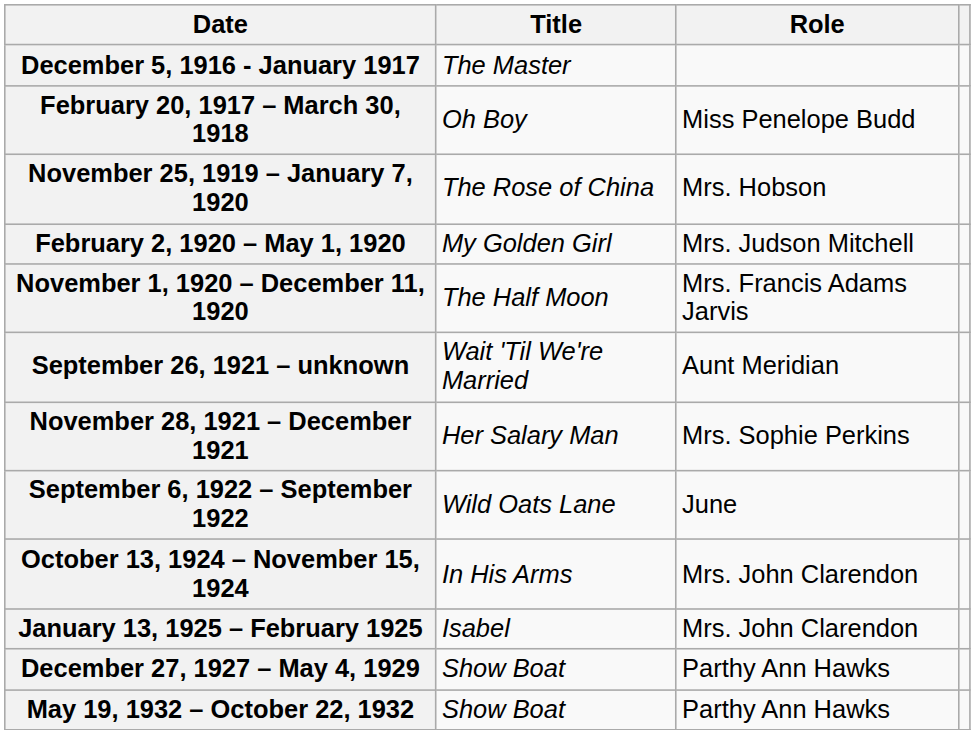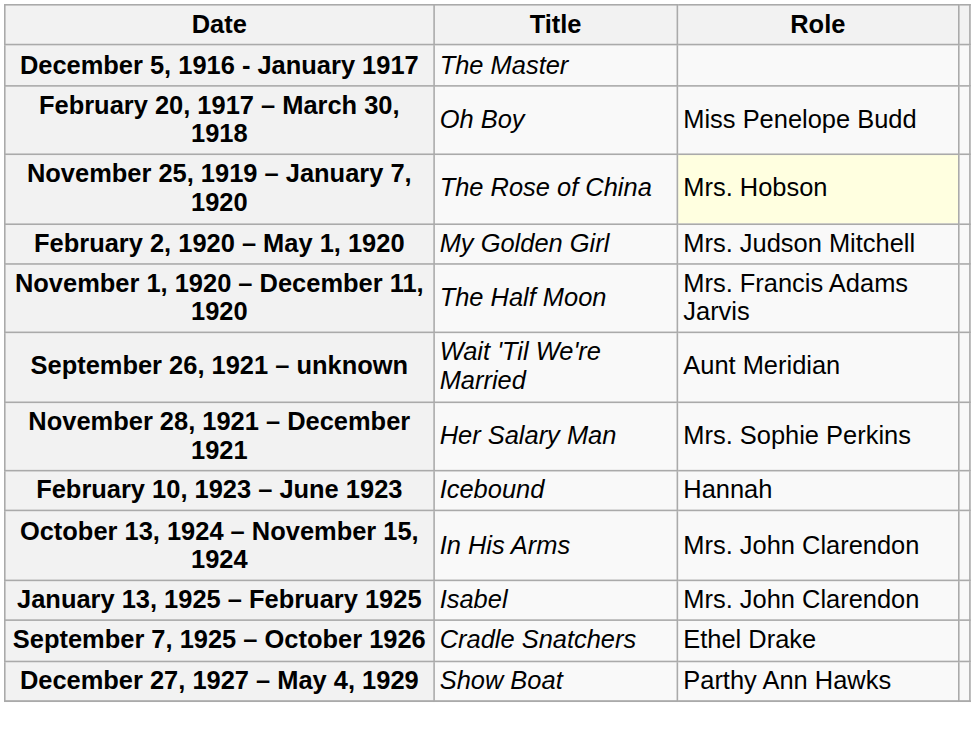(754, 188) no background -> (755, 188) lightyellow background
- row: (220, 504)
+ row: (219, 490)
+ row: (219, 640)
- row: (220, 709)
